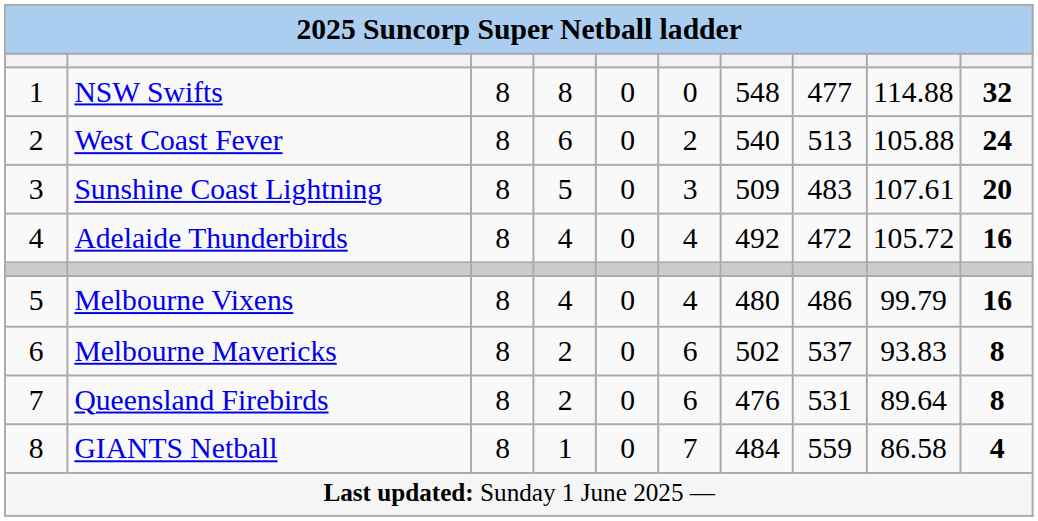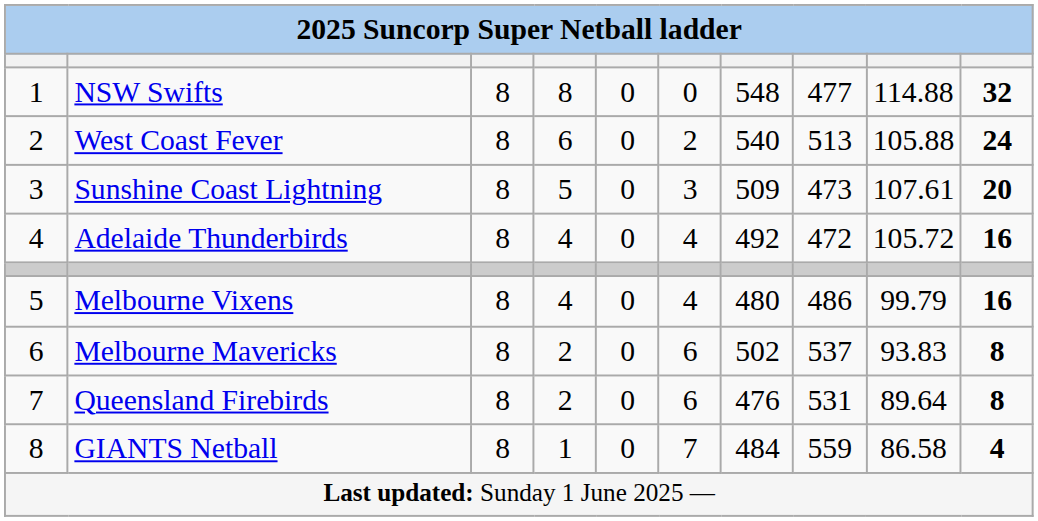(830, 189) 483 -> (830, 189) 473
